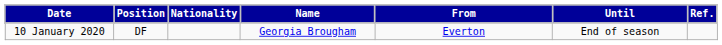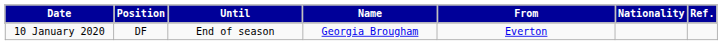columns swapped: (204, 13) <-> (620, 13)
